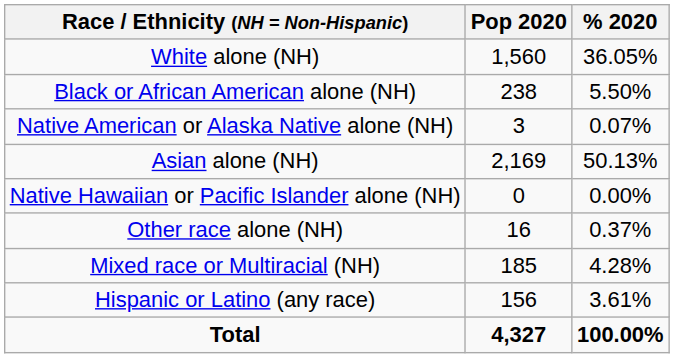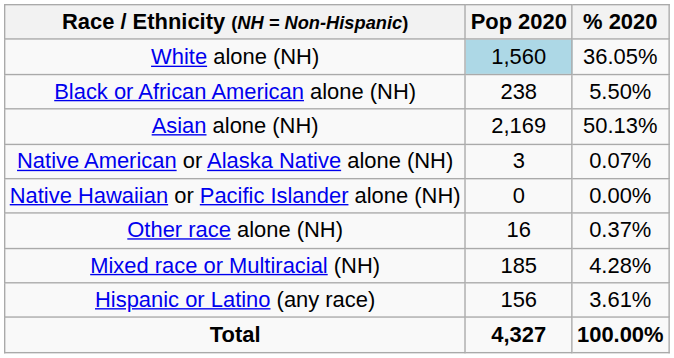(519, 56) no background -> (519, 56) lightblue background
rows swapped: (235, 126) <-> (235, 160)
